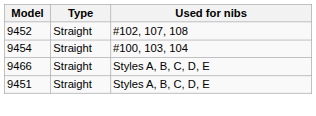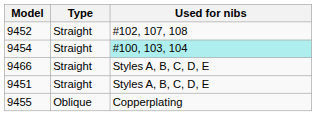(150, 48) no background -> (150, 48) paleturquoise background
+ row: (19, 102)
